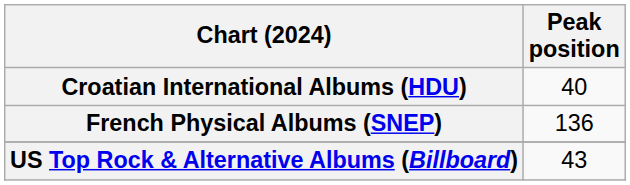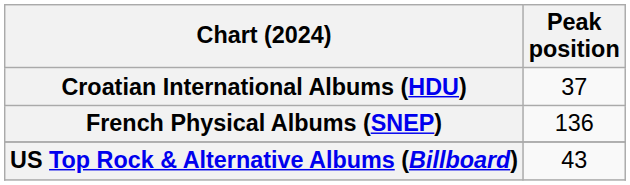(574, 86) 40 -> (574, 86) 37
